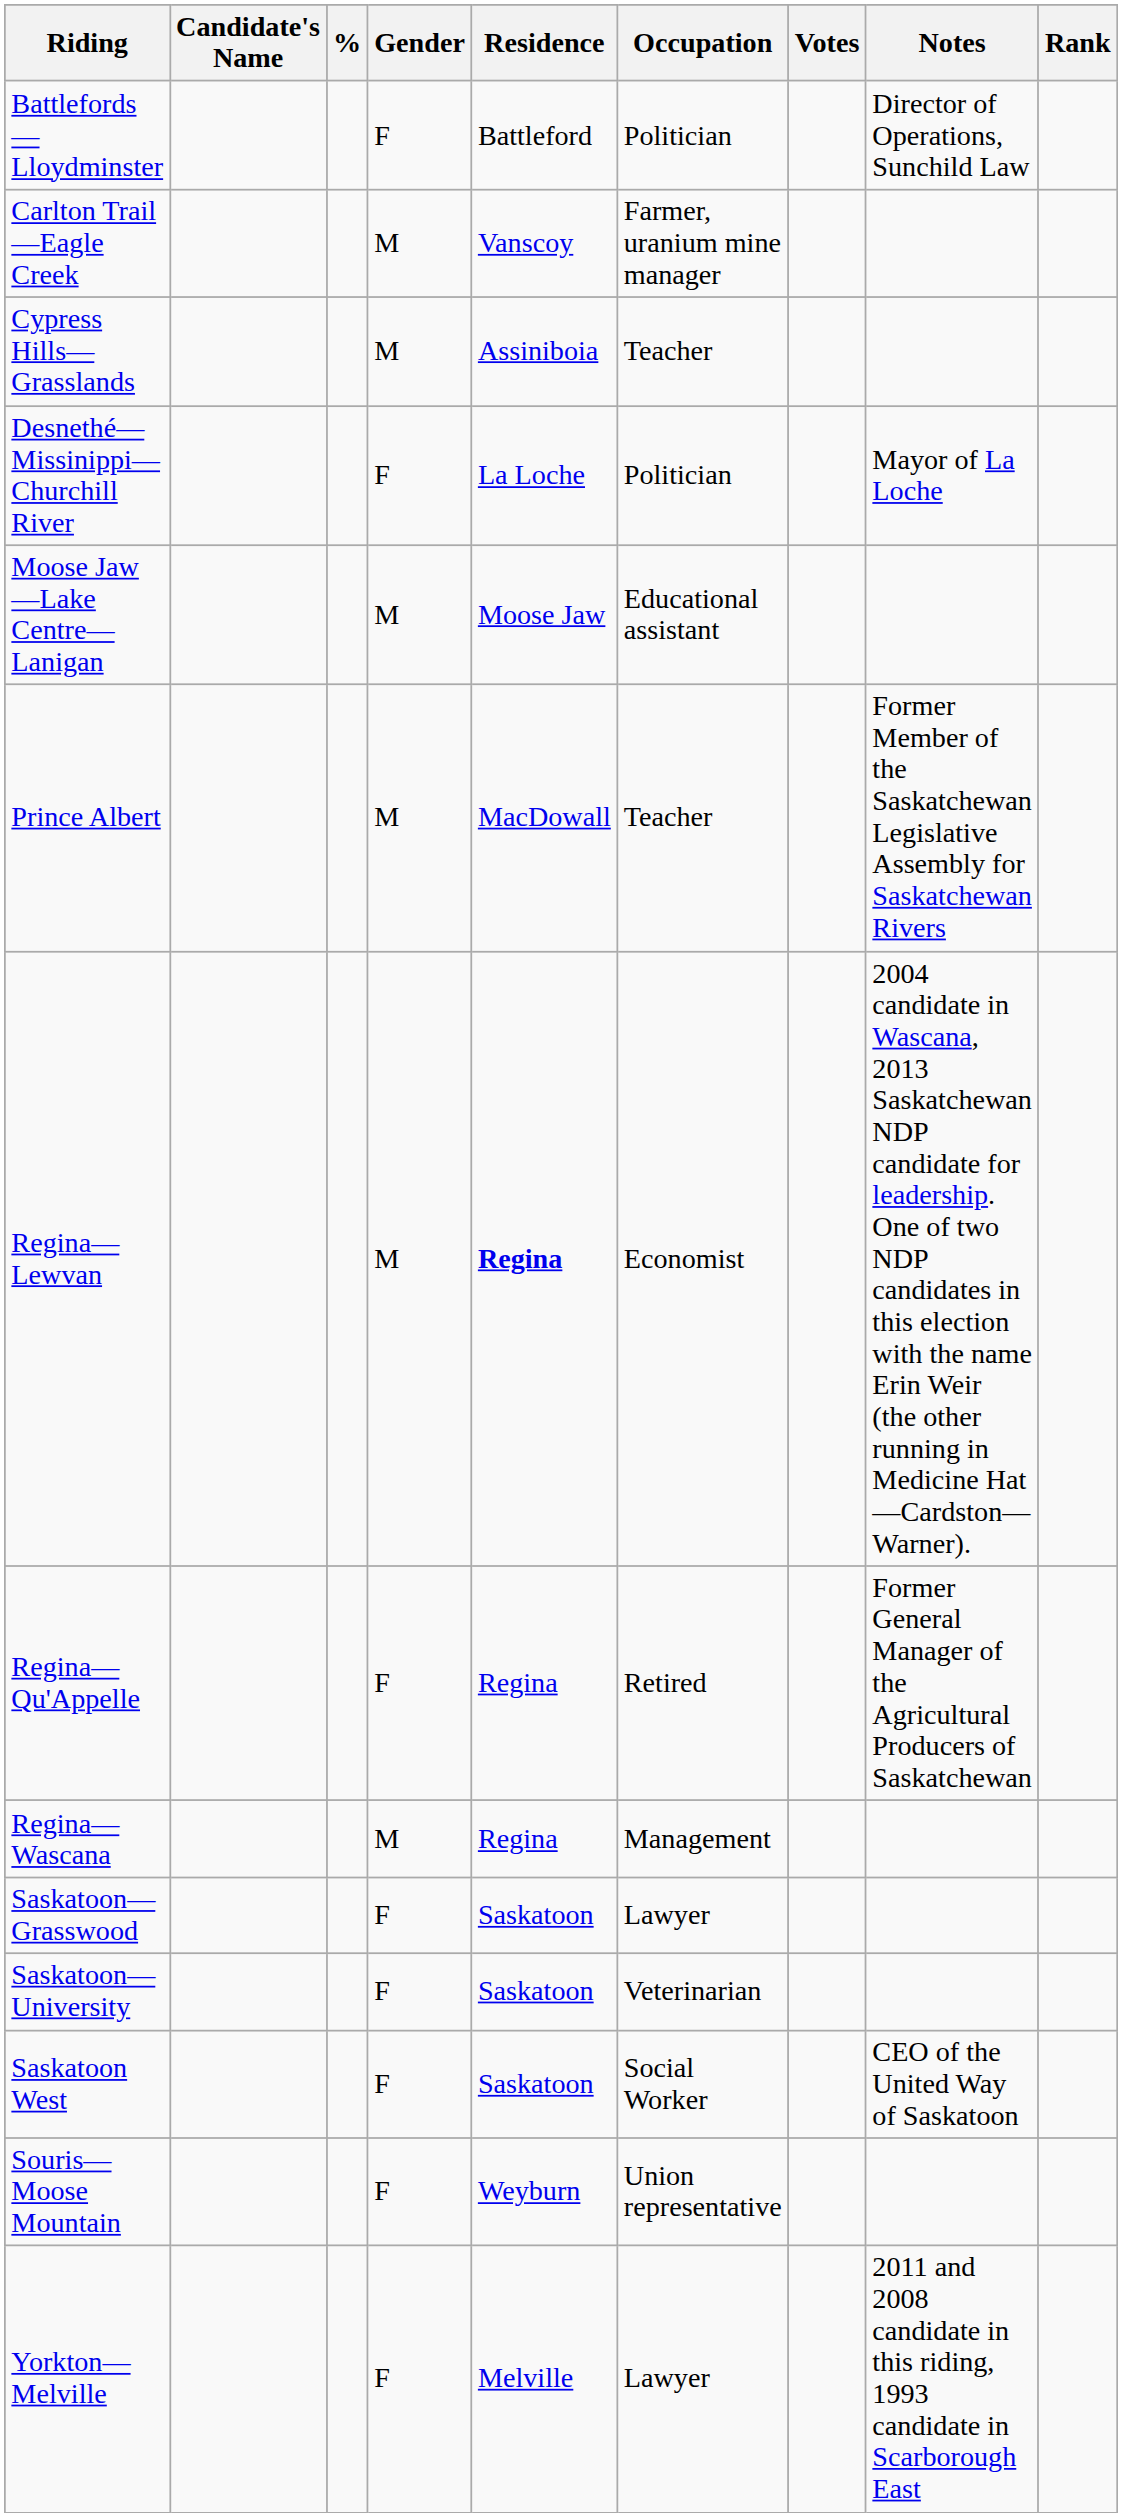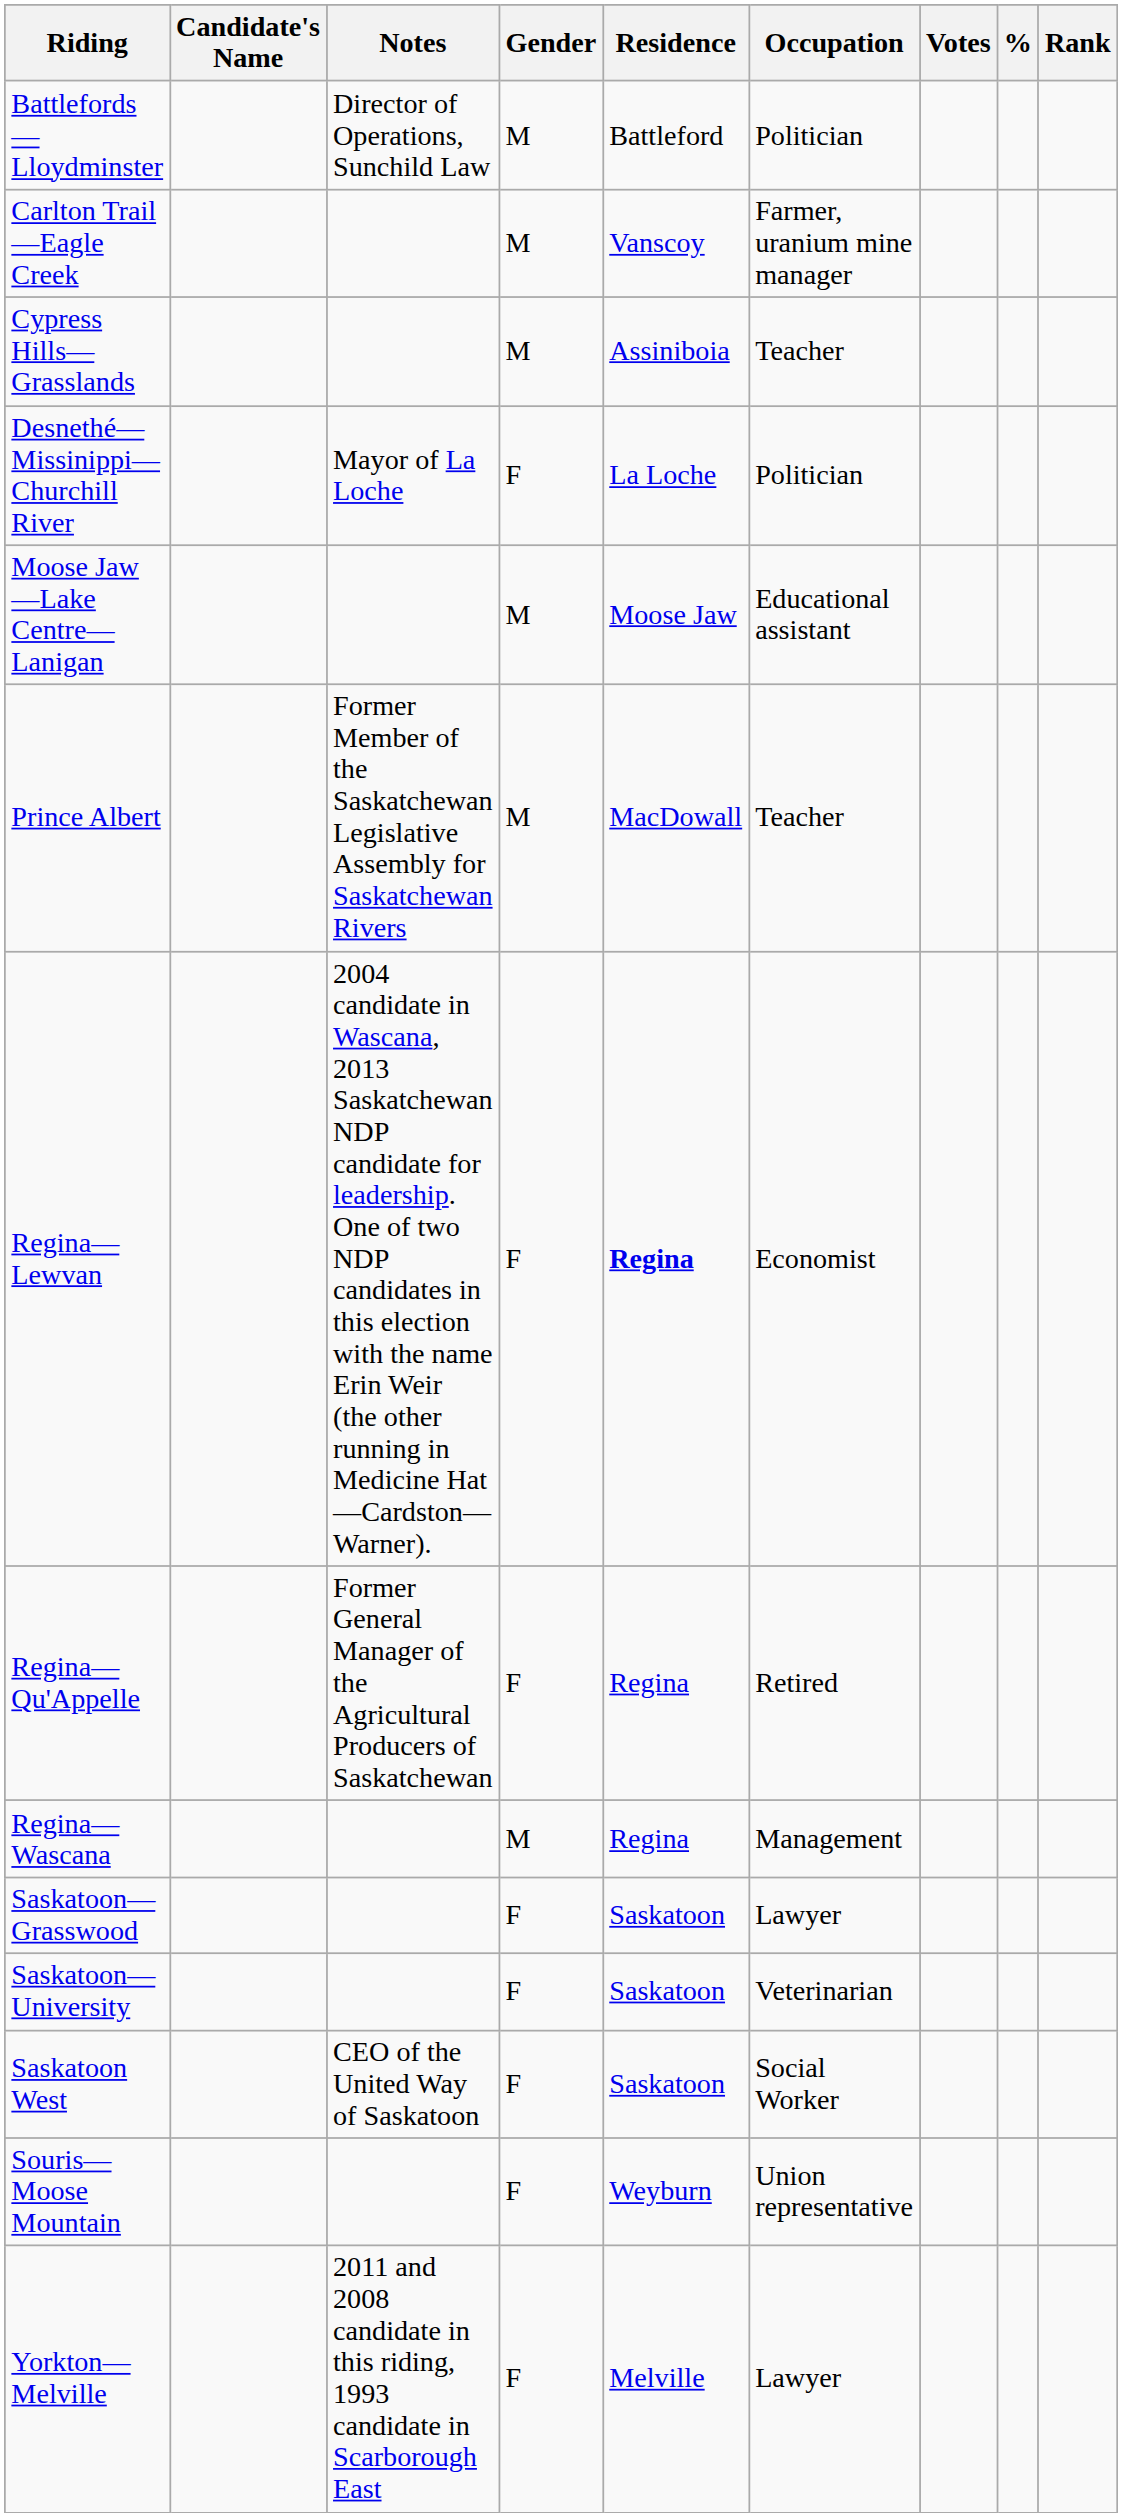columns swapped: (952, 42) <-> (347, 42)
(382, 134) F -> (518, 134) M
(387, 1258) M -> (513, 1258) F
